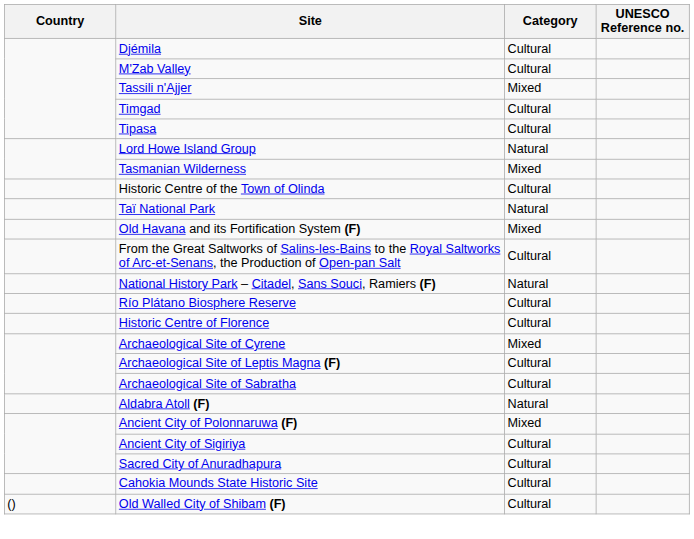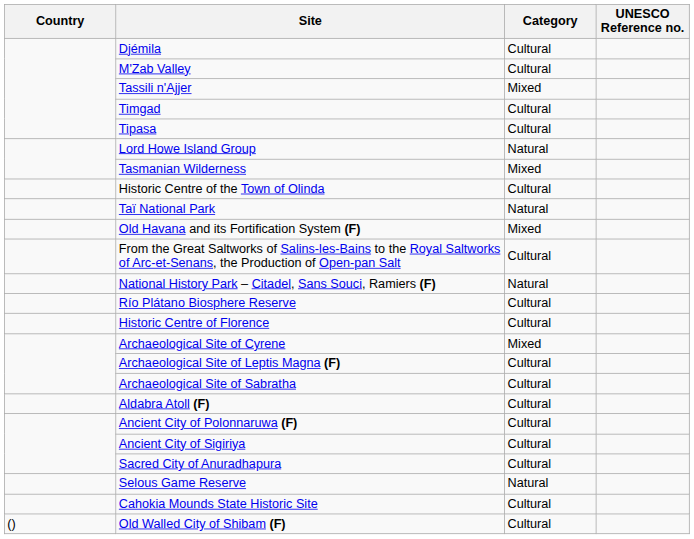(528, 403) Natural -> (529, 403) Cultural
(524, 423) Mixed -> (529, 423) Cultural
+ row: (182, 483)
